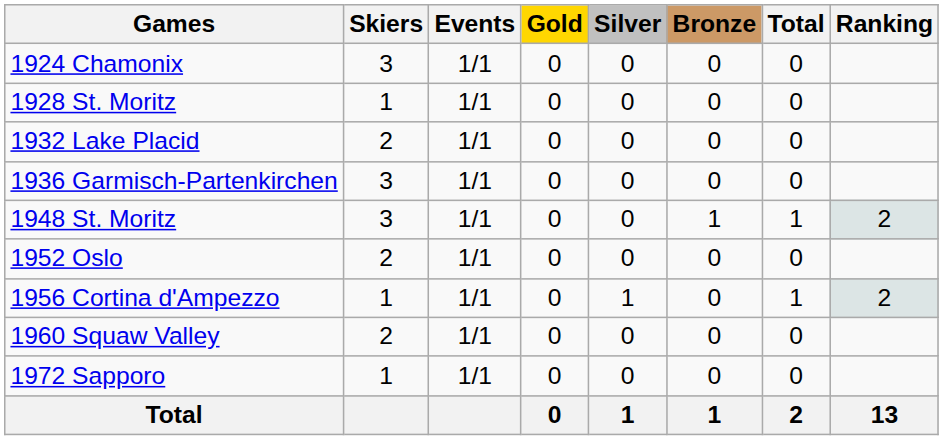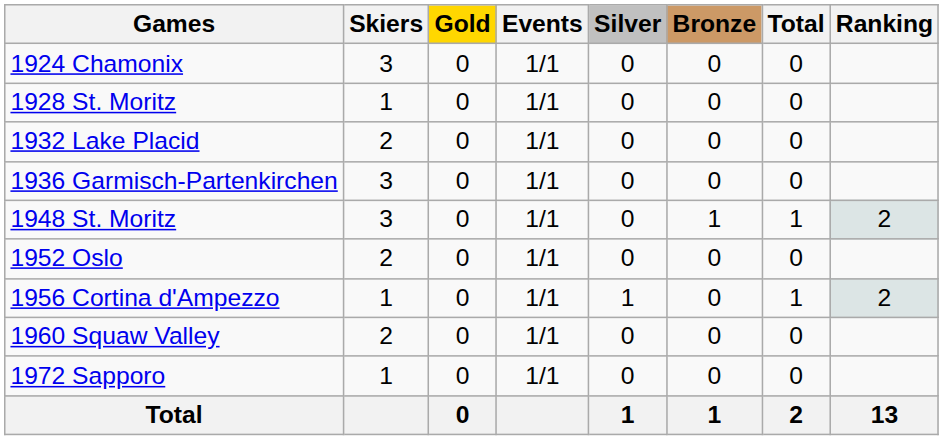columns swapped: (475, 24) <-> (555, 24)
